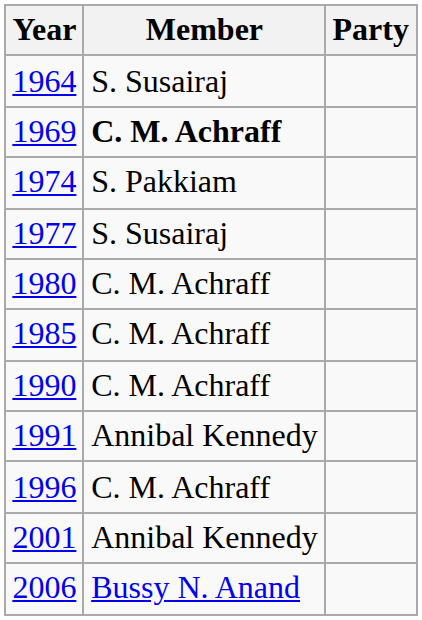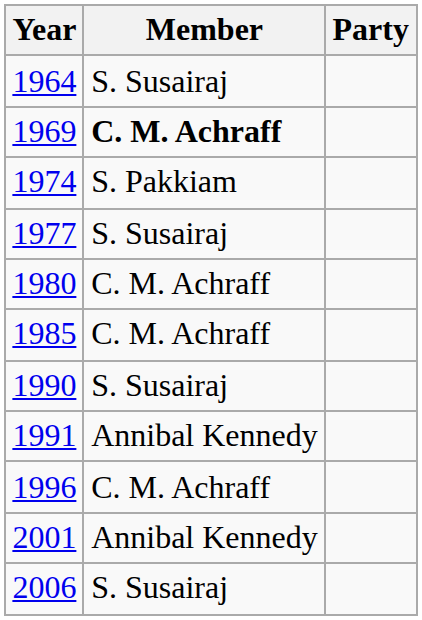(181, 385) C. M. Achraff -> (160, 385) S. Susairaj
(196, 588) Bussy N. Anand -> (160, 588) S. Susairaj
